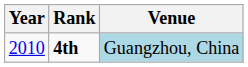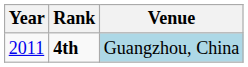(27, 47) 2010 -> (26, 47) 2011
